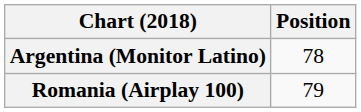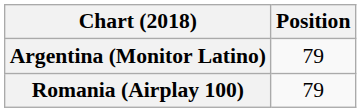(313, 55) 78 -> (313, 55) 79
